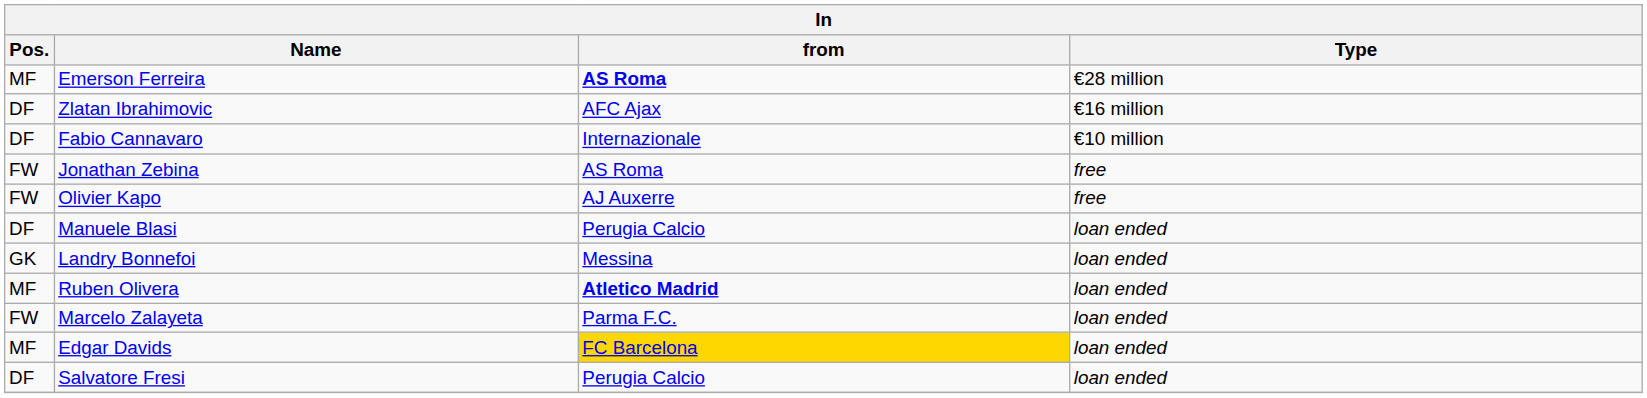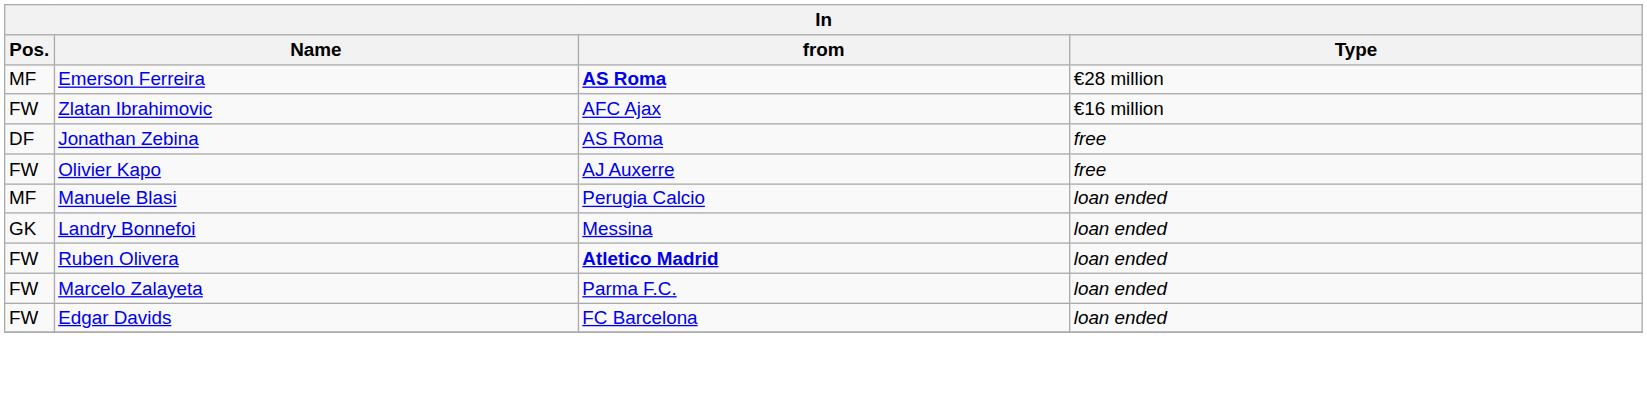(22, 109) DF -> (24, 109) FW
- row: (131, 139)
(24, 169) FW -> (22, 139) DF
(22, 229) DF -> (23, 199) MF
(23, 288) MF -> (24, 258) FW
(23, 348) MF -> (24, 318) FW
(640, 348) gold background -> (640, 318) no background
- row: (122, 378)
